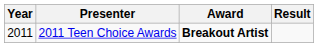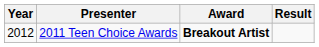(20, 33) 2011 -> (20, 33) 2012
